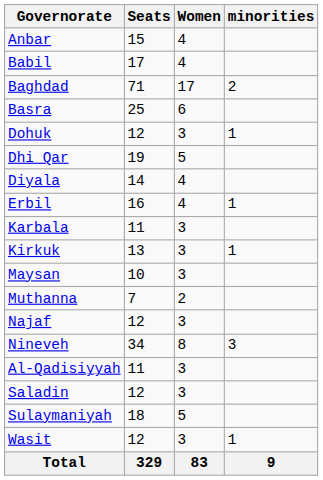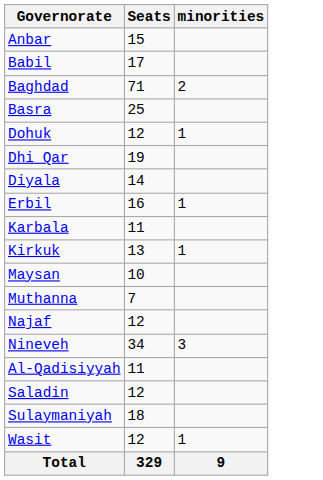- column: (199, 16)
